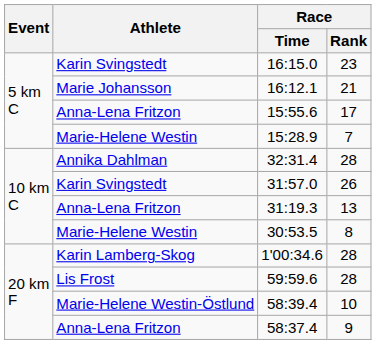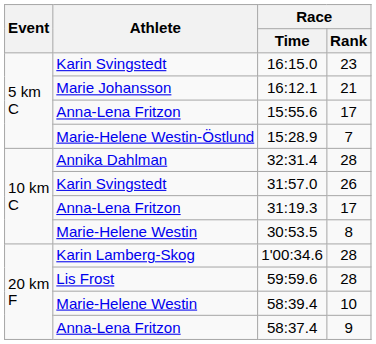(127, 136) Marie-Helene Westin -> (155, 136) Marie-Helene Westin-Östlund
(349, 208) 13 -> (349, 208) 17
(155, 304) Marie-Helene Westin-Östlund -> (127, 304) Marie-Helene Westin
